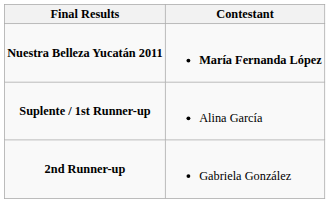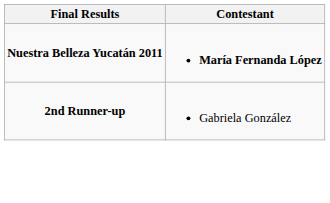- row: (85, 111)
